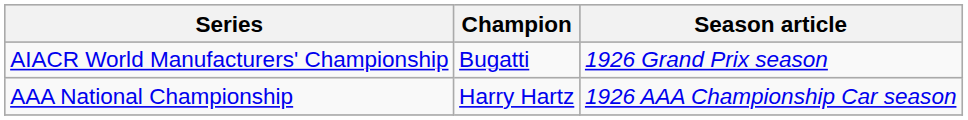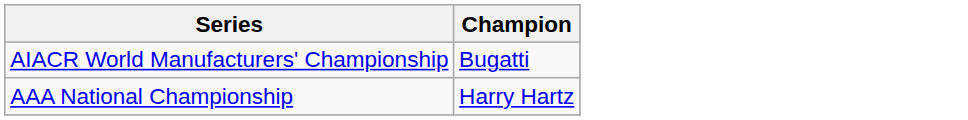- column: (771, 23)
